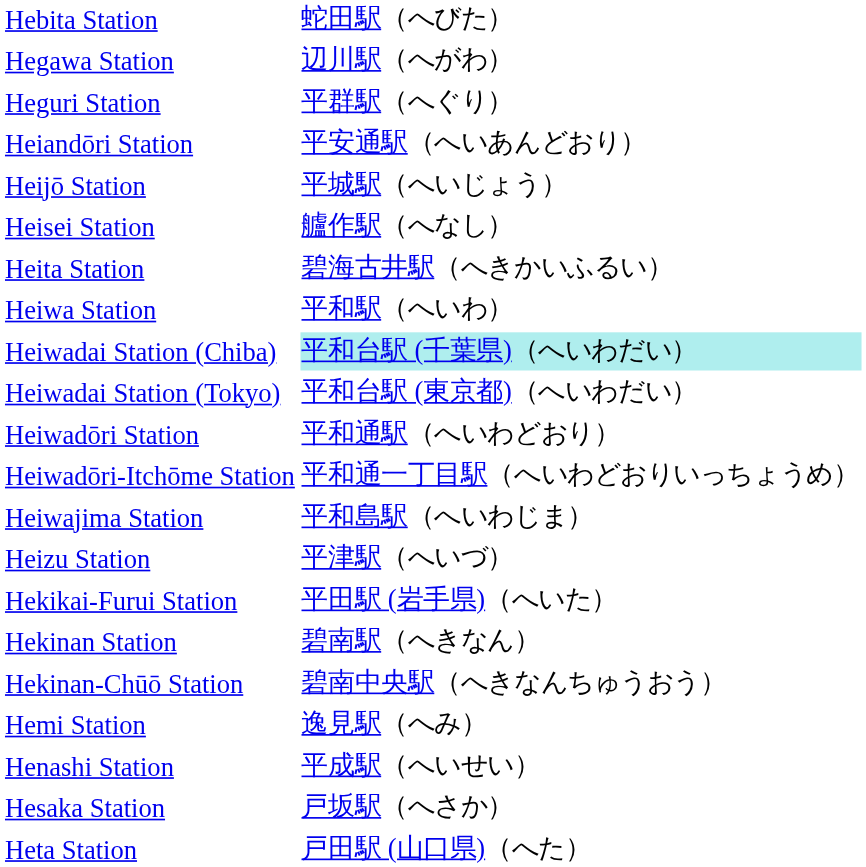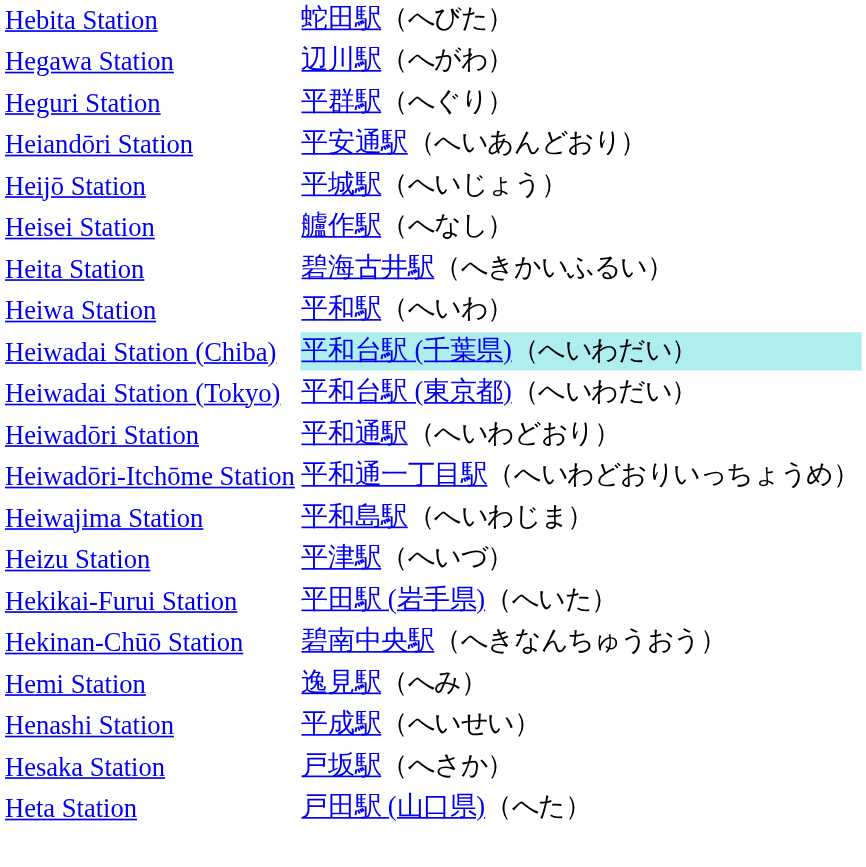- row: (91, 641)
